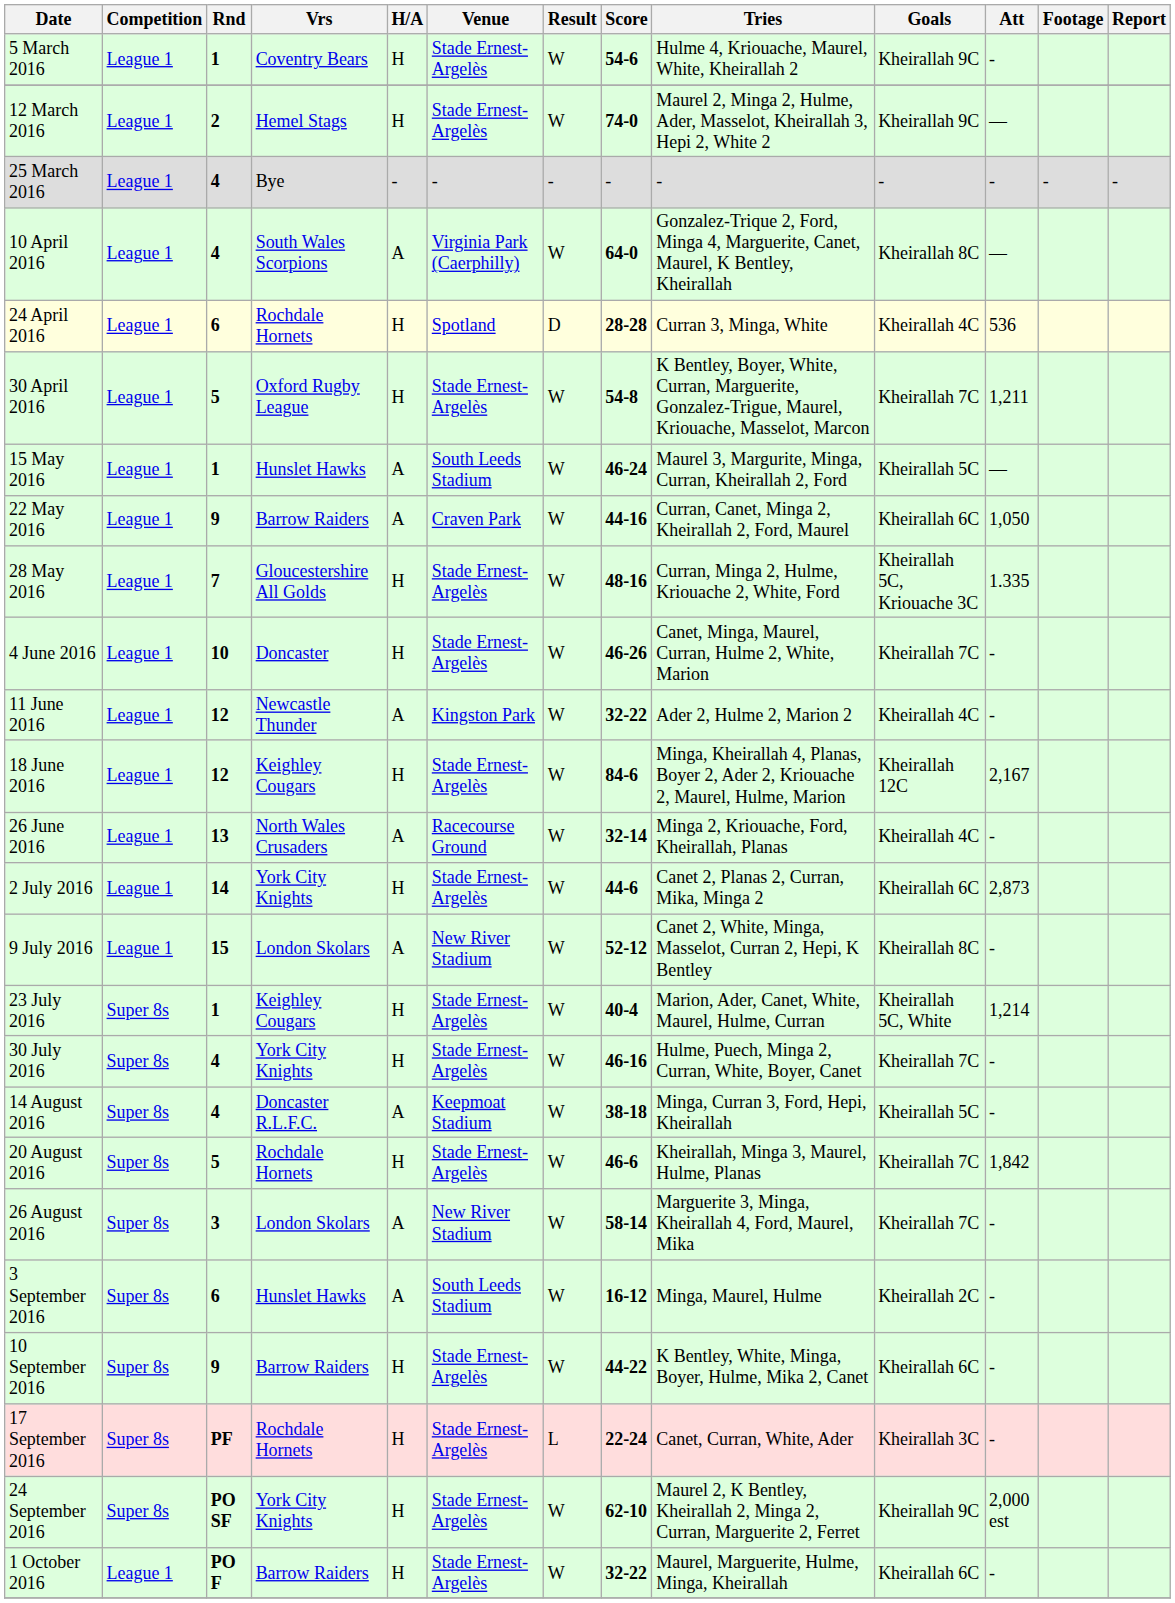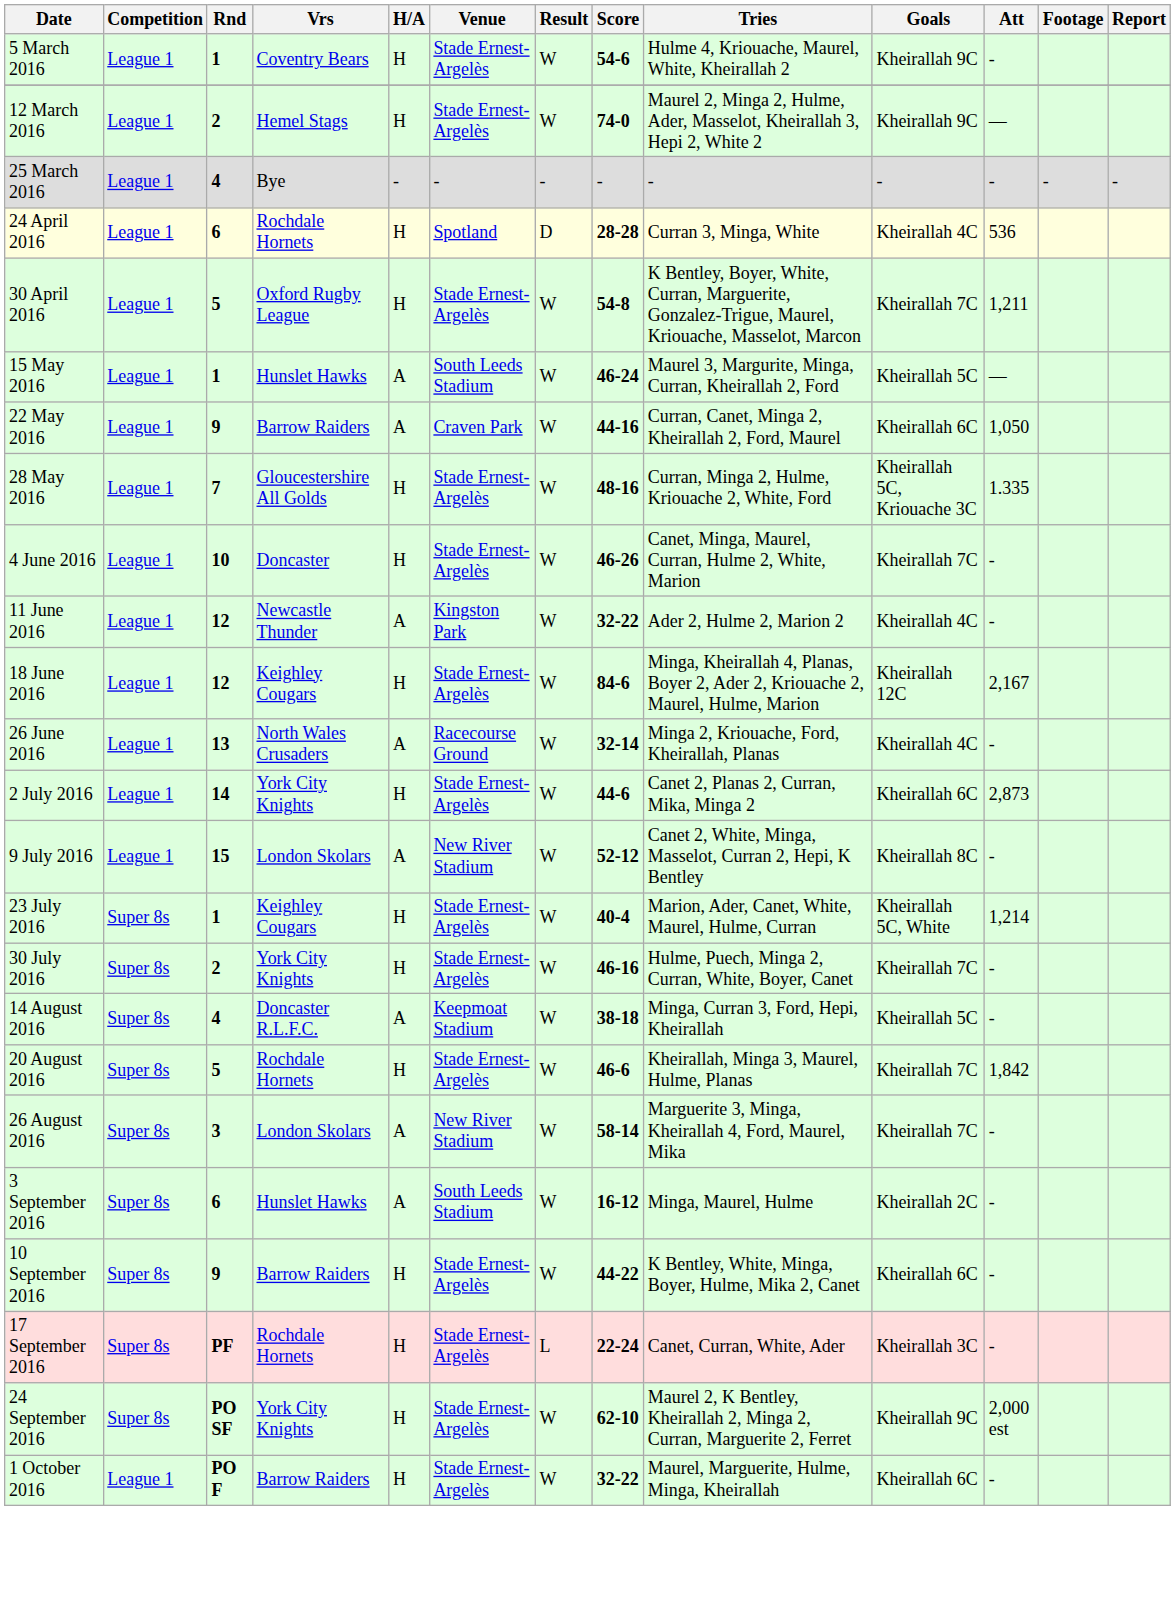- row: (39, 253)
(215, 1060) 4 -> (216, 967) 2
